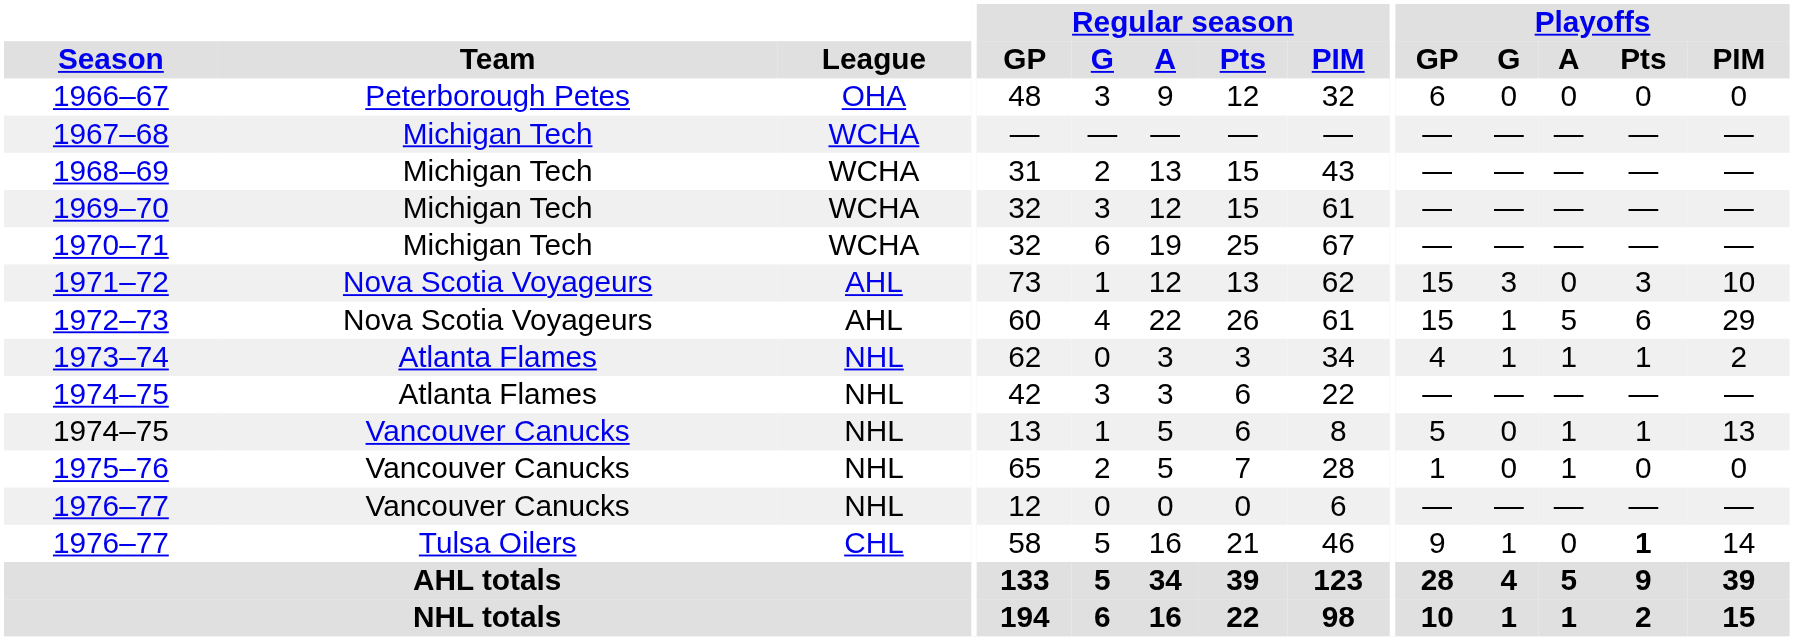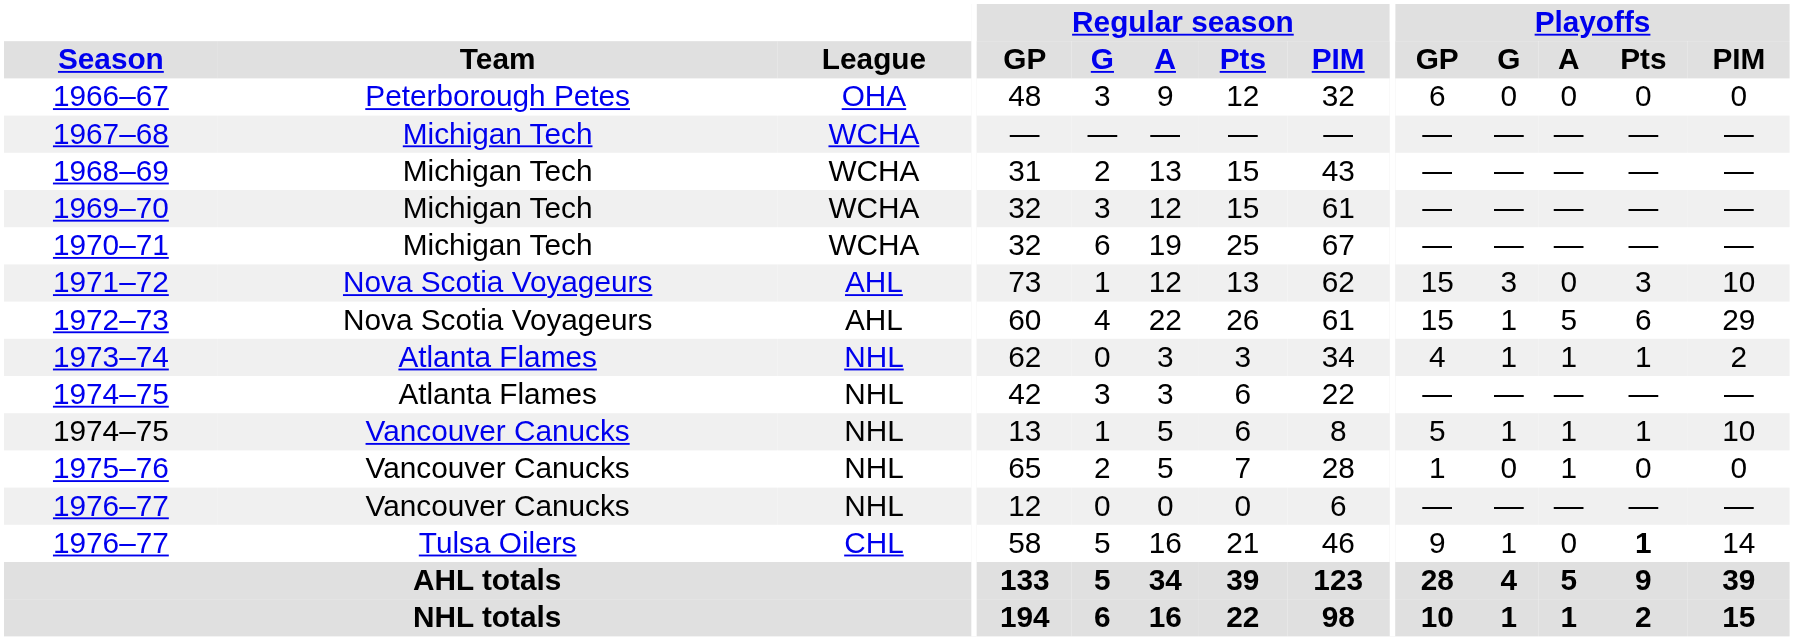(1509, 431) 0 -> (1509, 431) 1
(1739, 431) 13 -> (1739, 431) 10
